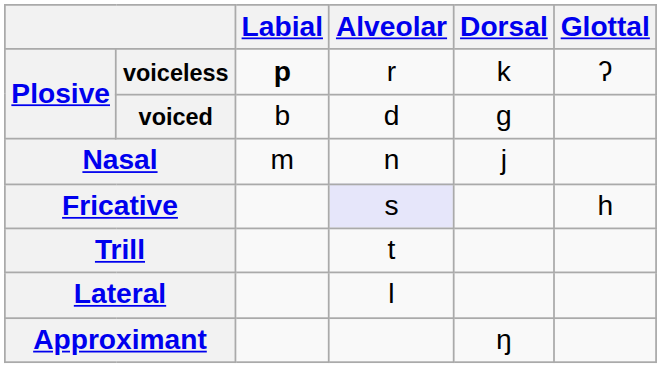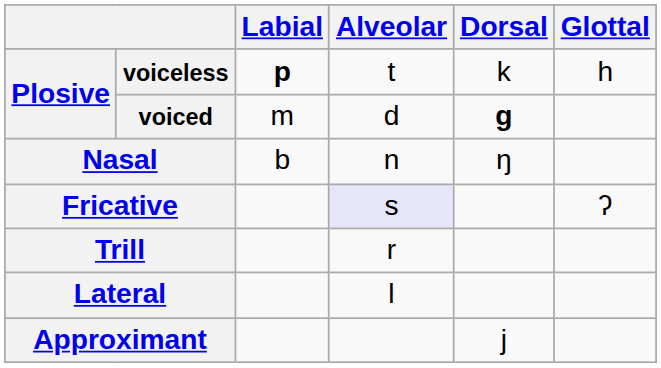(392, 71) r -> (392, 71) t
(605, 71) ʔ -> (605, 71) h
(282, 116) b -> (282, 116) m
(504, 116) normal -> (504, 116) bold
(282, 160) m -> (282, 160) b
(504, 160) j -> (504, 160) ŋ
(605, 205) h -> (605, 205) ʔ
(392, 250) t -> (392, 250) r
(504, 339) ŋ -> (504, 339) j
